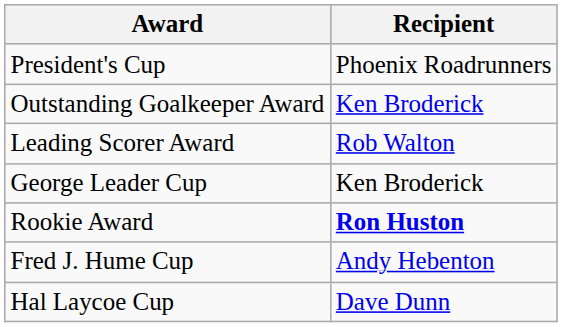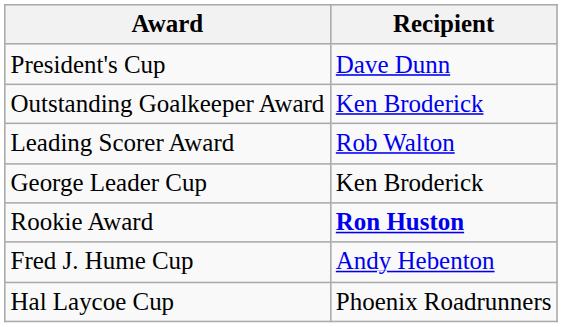(444, 63) Phoenix Roadrunners -> (393, 63) Dave Dunn
(393, 301) Dave Dunn -> (444, 301) Phoenix Roadrunners
